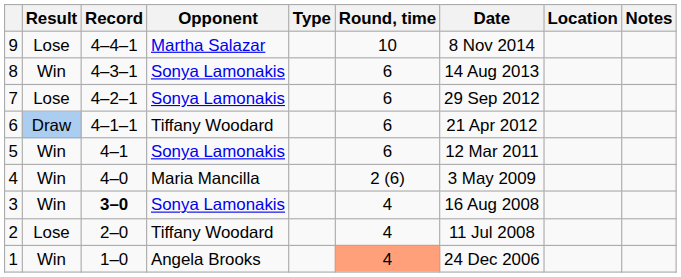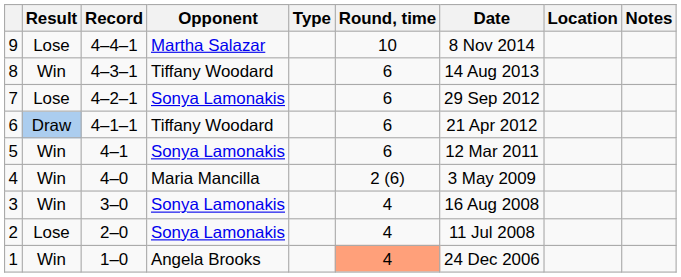(218, 72) Sonya Lamonakis -> (212, 72) Tiffany Woodard
(114, 205) bold -> (114, 205) normal
(212, 232) Tiffany Woodard -> (218, 232) Sonya Lamonakis
